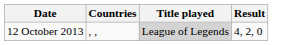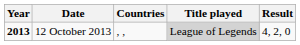+ column: (18, 13)
